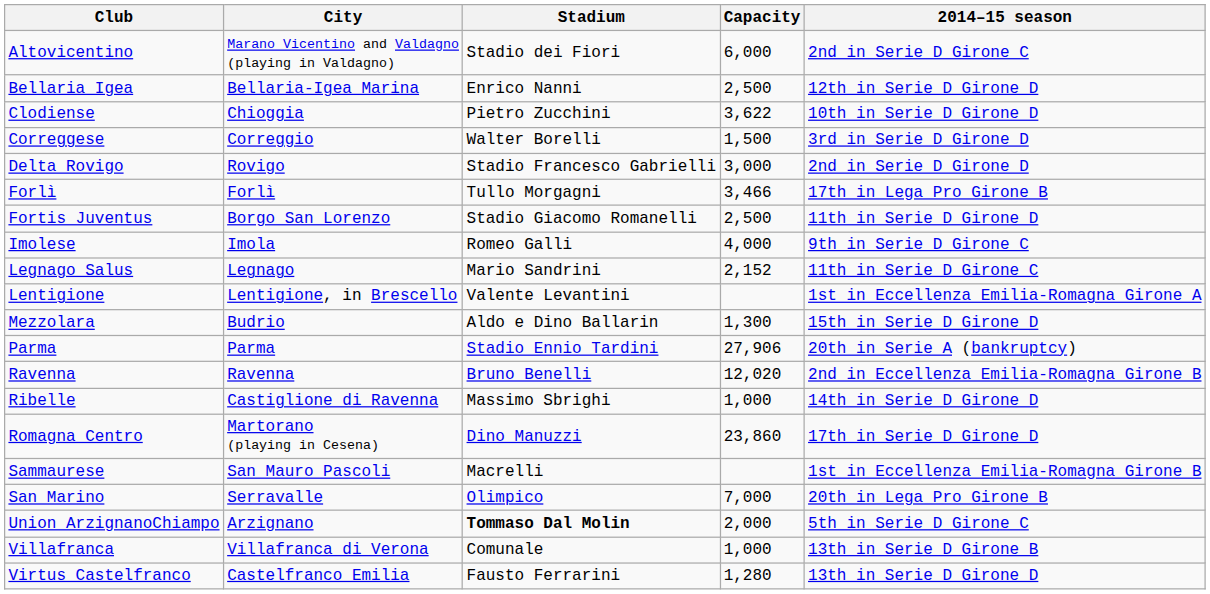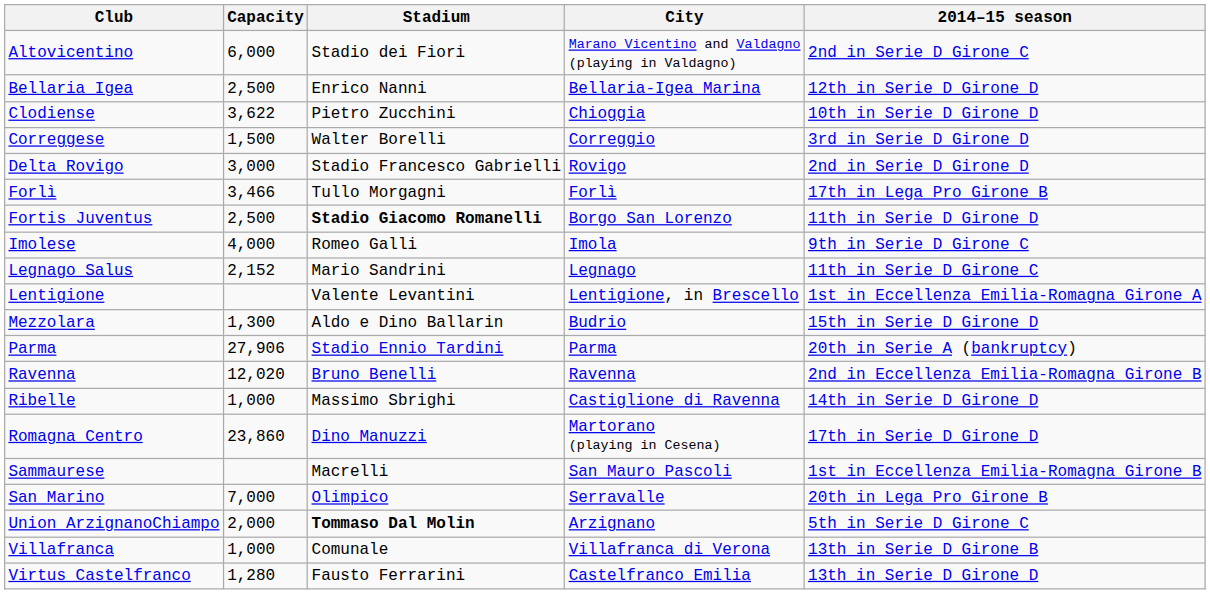columns swapped: (343, 18) <-> (762, 18)
(582, 219) normal -> (427, 219) bold
